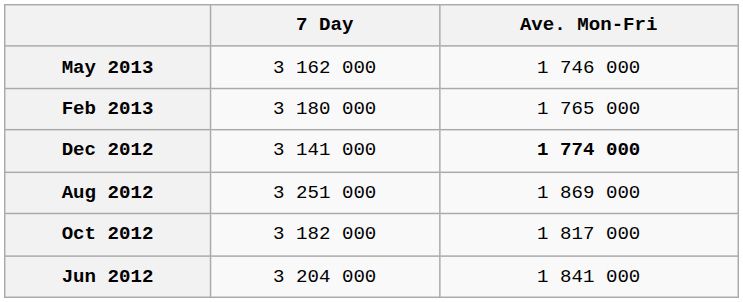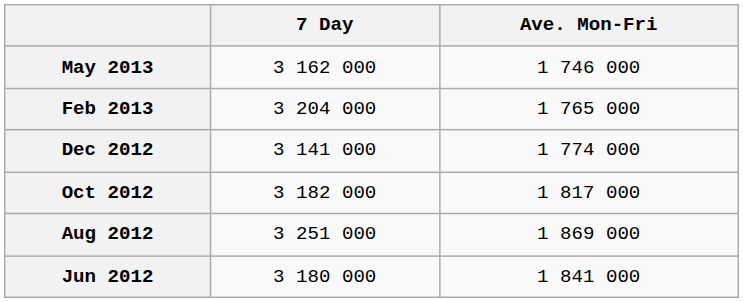(325, 109) 3 180 000 -> (325, 109) 3 204 000
(589, 151) bold -> (589, 151) normal
rows swapped: (108, 235) <-> (108, 193)
(325, 276) 3 204 000 -> (325, 276) 3 180 000
